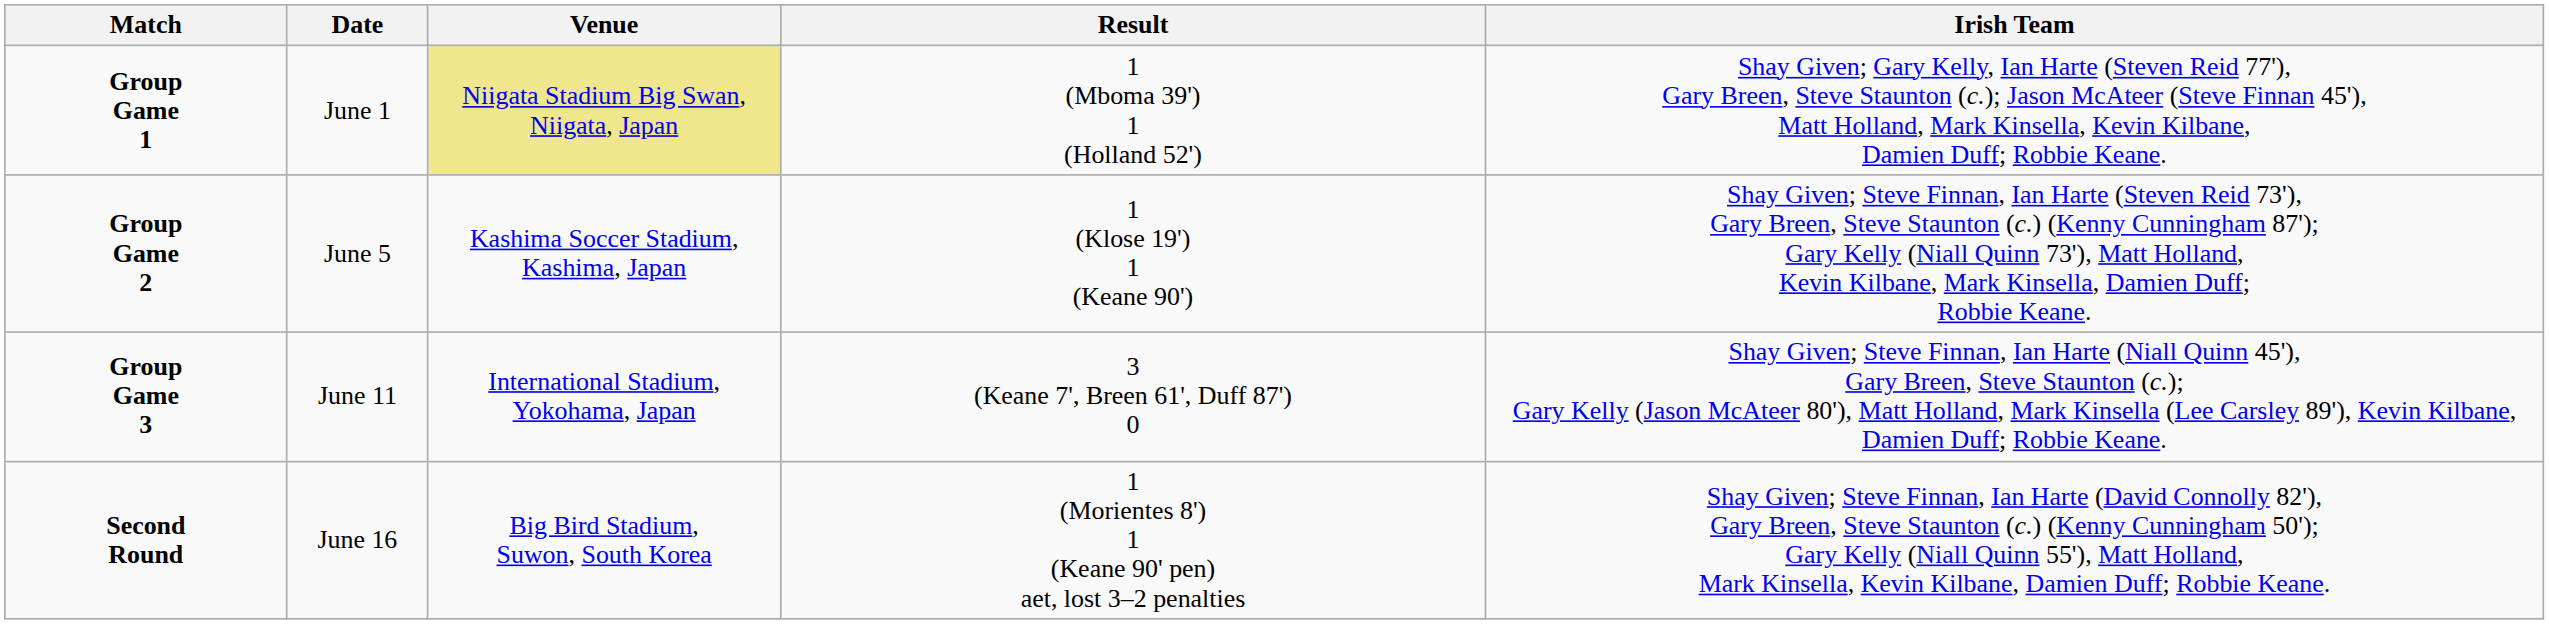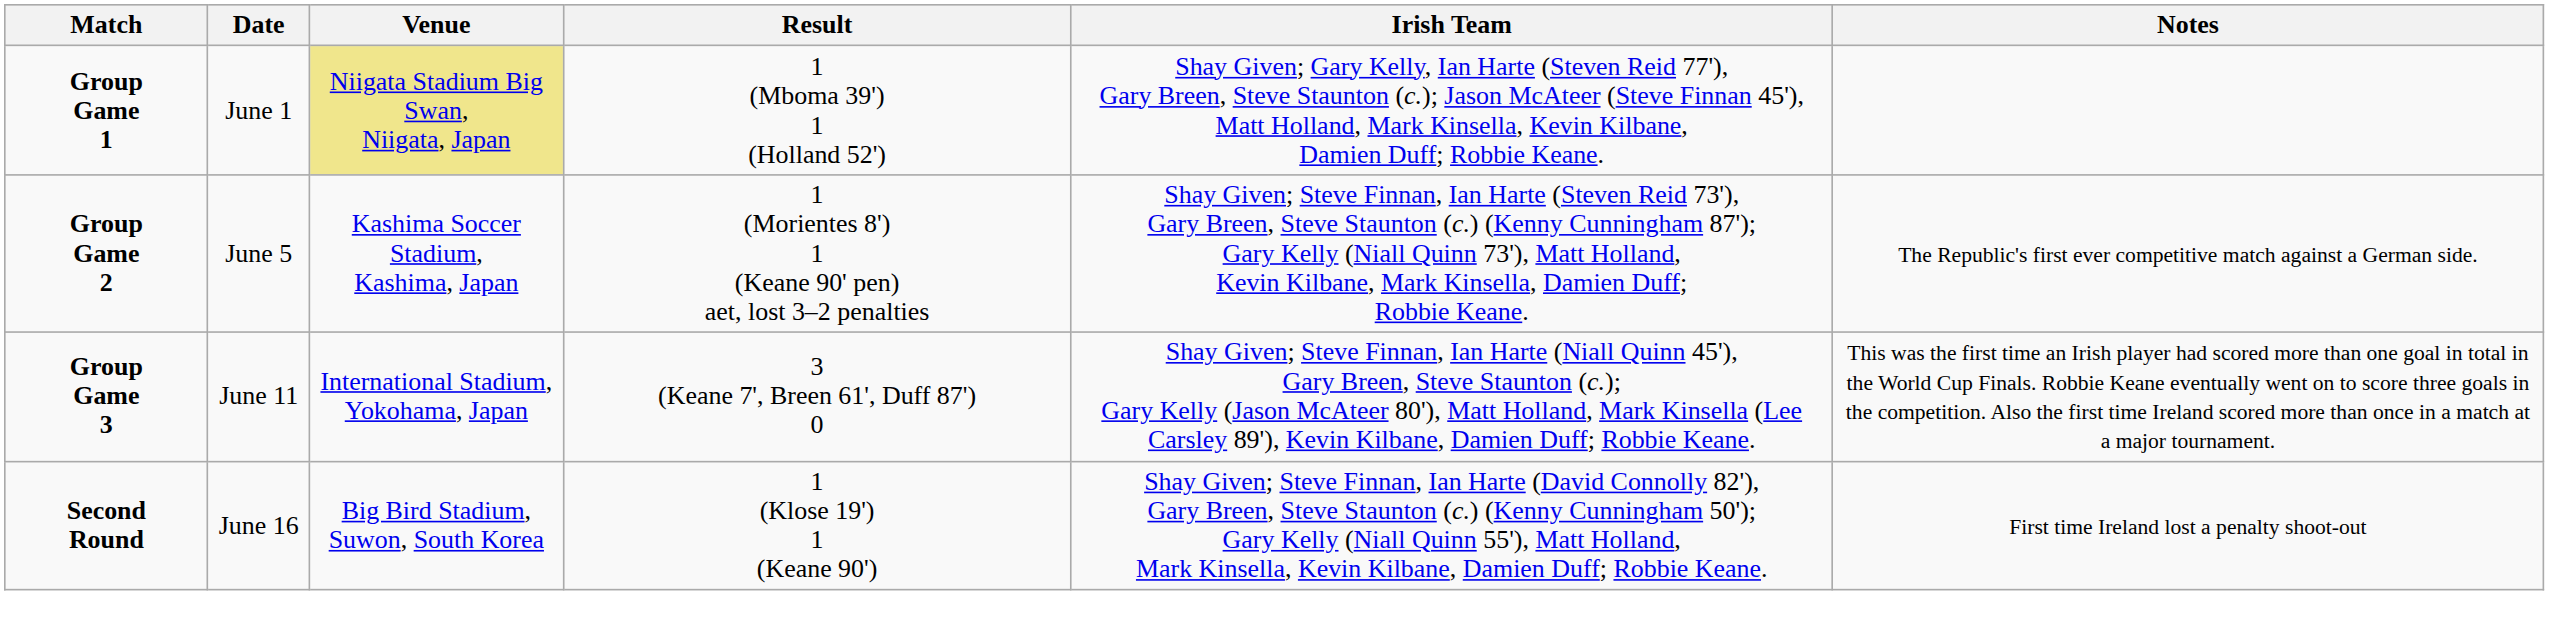+ column: (2188, 25)
(1133, 253) 1 (Klose 19') 1 (Keane 90') -> (817, 253) 1 (Morientes 8') 1 (Keane 90' pen) aet, lost 3–2 penalties
(1133, 539) 1 (Morientes 8') 1 (Keane 90' pen) aet, lost 3–2 penalties -> (817, 524) 1 (Klose 19') 1 (Keane 90')
